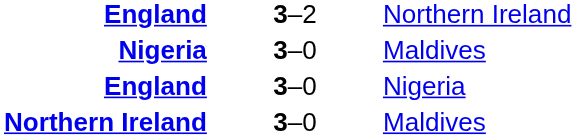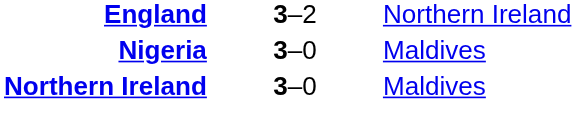- row: (155, 86)
